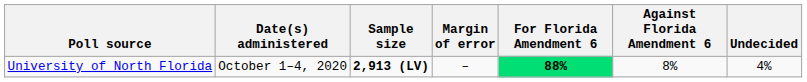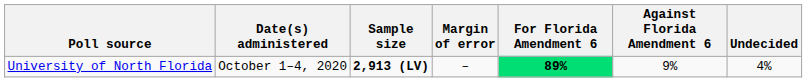(556, 66) 88% -> (556, 66) 89%
(670, 66) 8% -> (670, 66) 9%
